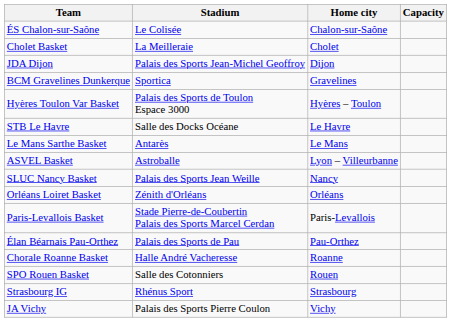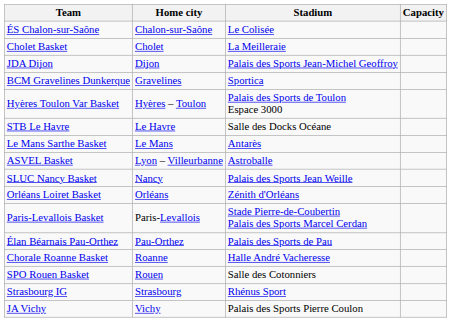columns swapped: (354, 13) <-> (220, 13)
